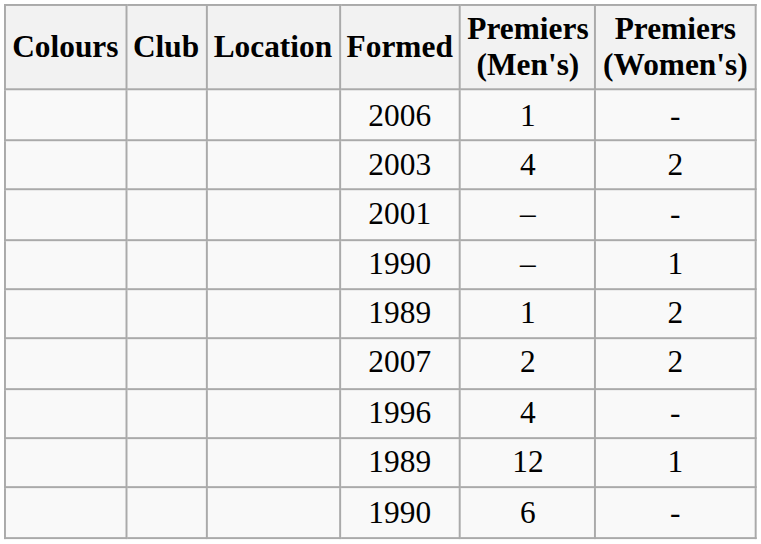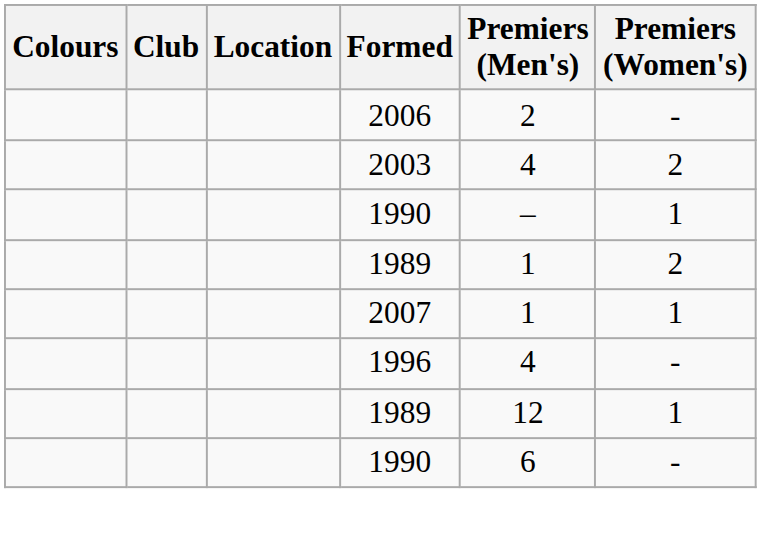(528, 114) 1 -> (528, 114) 2
- row: (65, 214)
(528, 363) 2 -> (528, 313) 1
(675, 363) 2 -> (675, 313) 1
